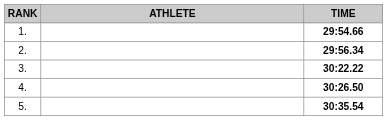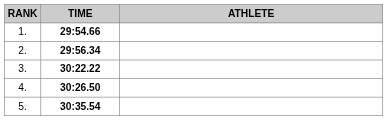columns swapped: (172, 13) <-> (343, 13)
